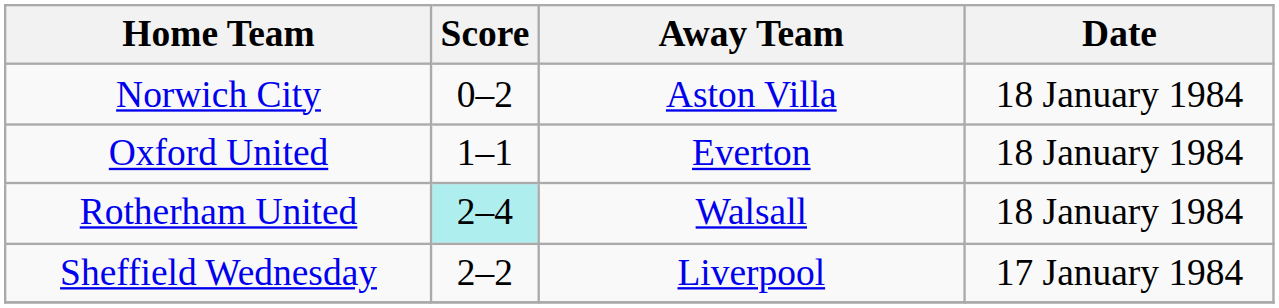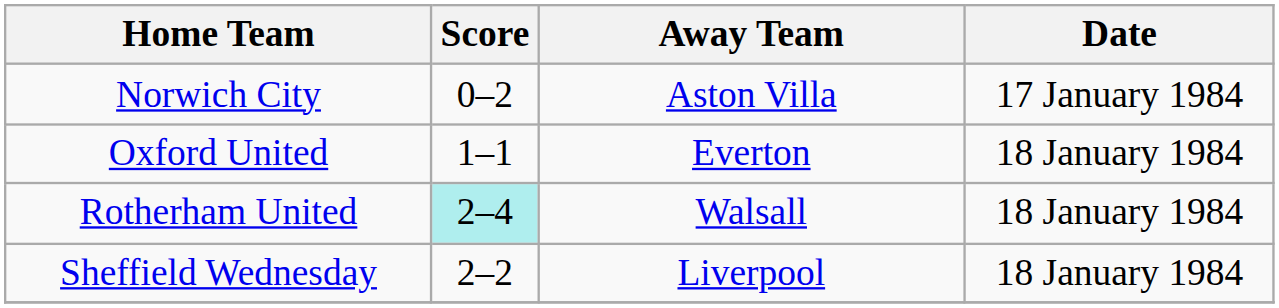(1120, 93) 18 January 1984 -> (1120, 93) 17 January 1984
(1120, 271) 17 January 1984 -> (1120, 271) 18 January 1984
